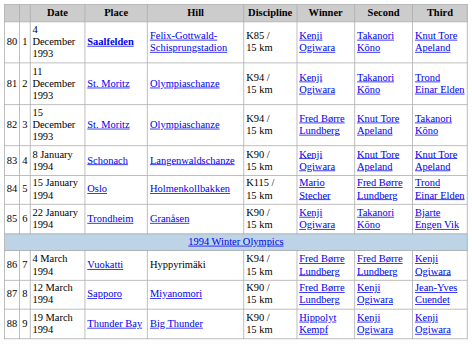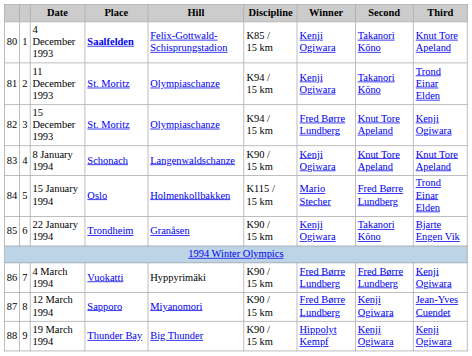(433, 124) Takanori Kōno -> (434, 124) Kenji Ogiwara
(259, 265) K94 / 15 km -> (260, 277) K90 / 15 km
